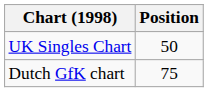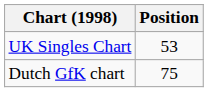(169, 45) 50 -> (169, 45) 53
